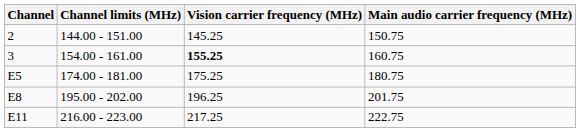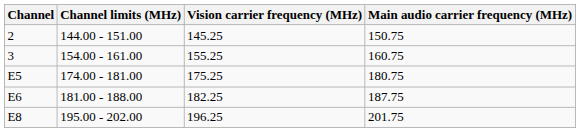(205, 55) bold -> (205, 55) normal
+ row: (15, 96)
- row: (18, 117)
